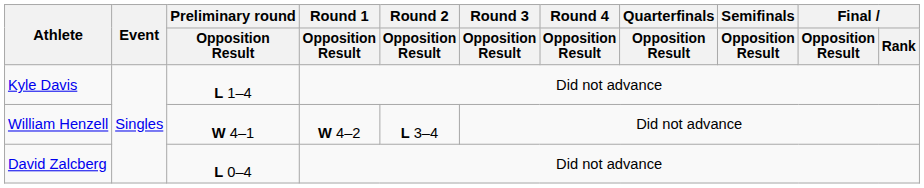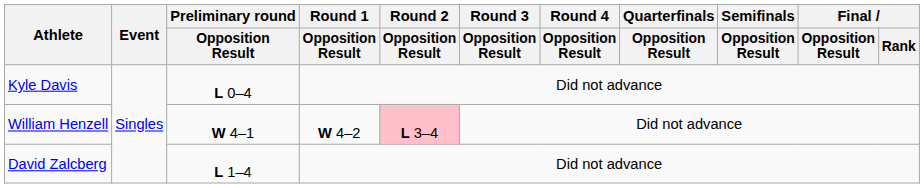(233, 93) L 1–4 -> (233, 93) L 0–4
(419, 133) no background -> (419, 133) pink background
(233, 172) L 0–4 -> (233, 172) L 1–4
